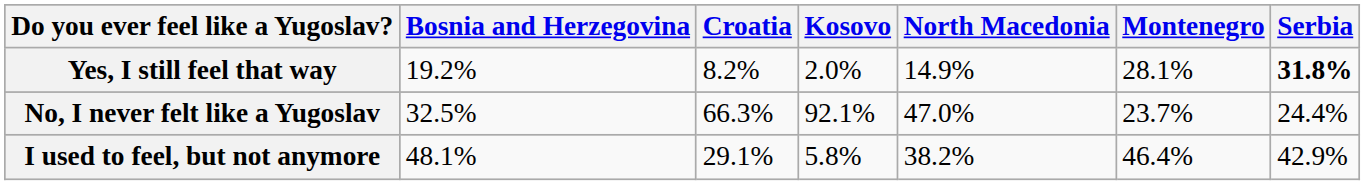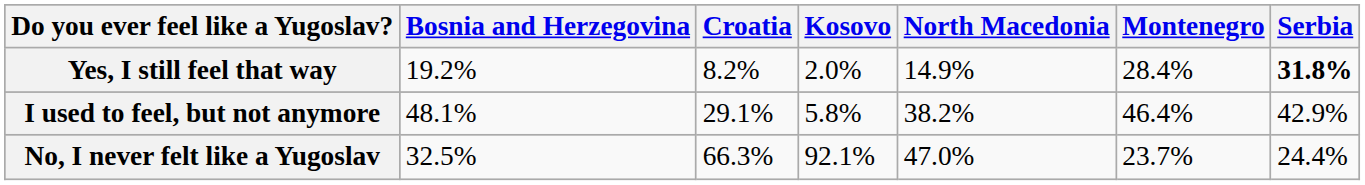(1158, 69) 28.1% -> (1158, 69) 28.4%
rows swapped: (202, 156) <-> (202, 112)
